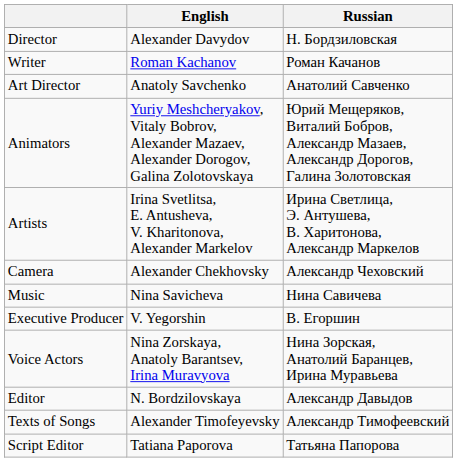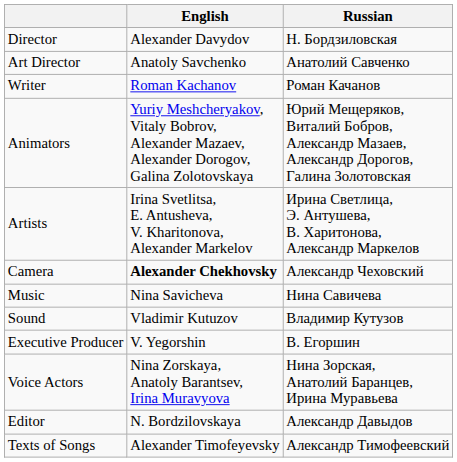rows swapped: (27, 62) <-> (44, 86)
(200, 272) normal -> (204, 272) bold
+ row: (27, 318)
- row: (46, 445)
